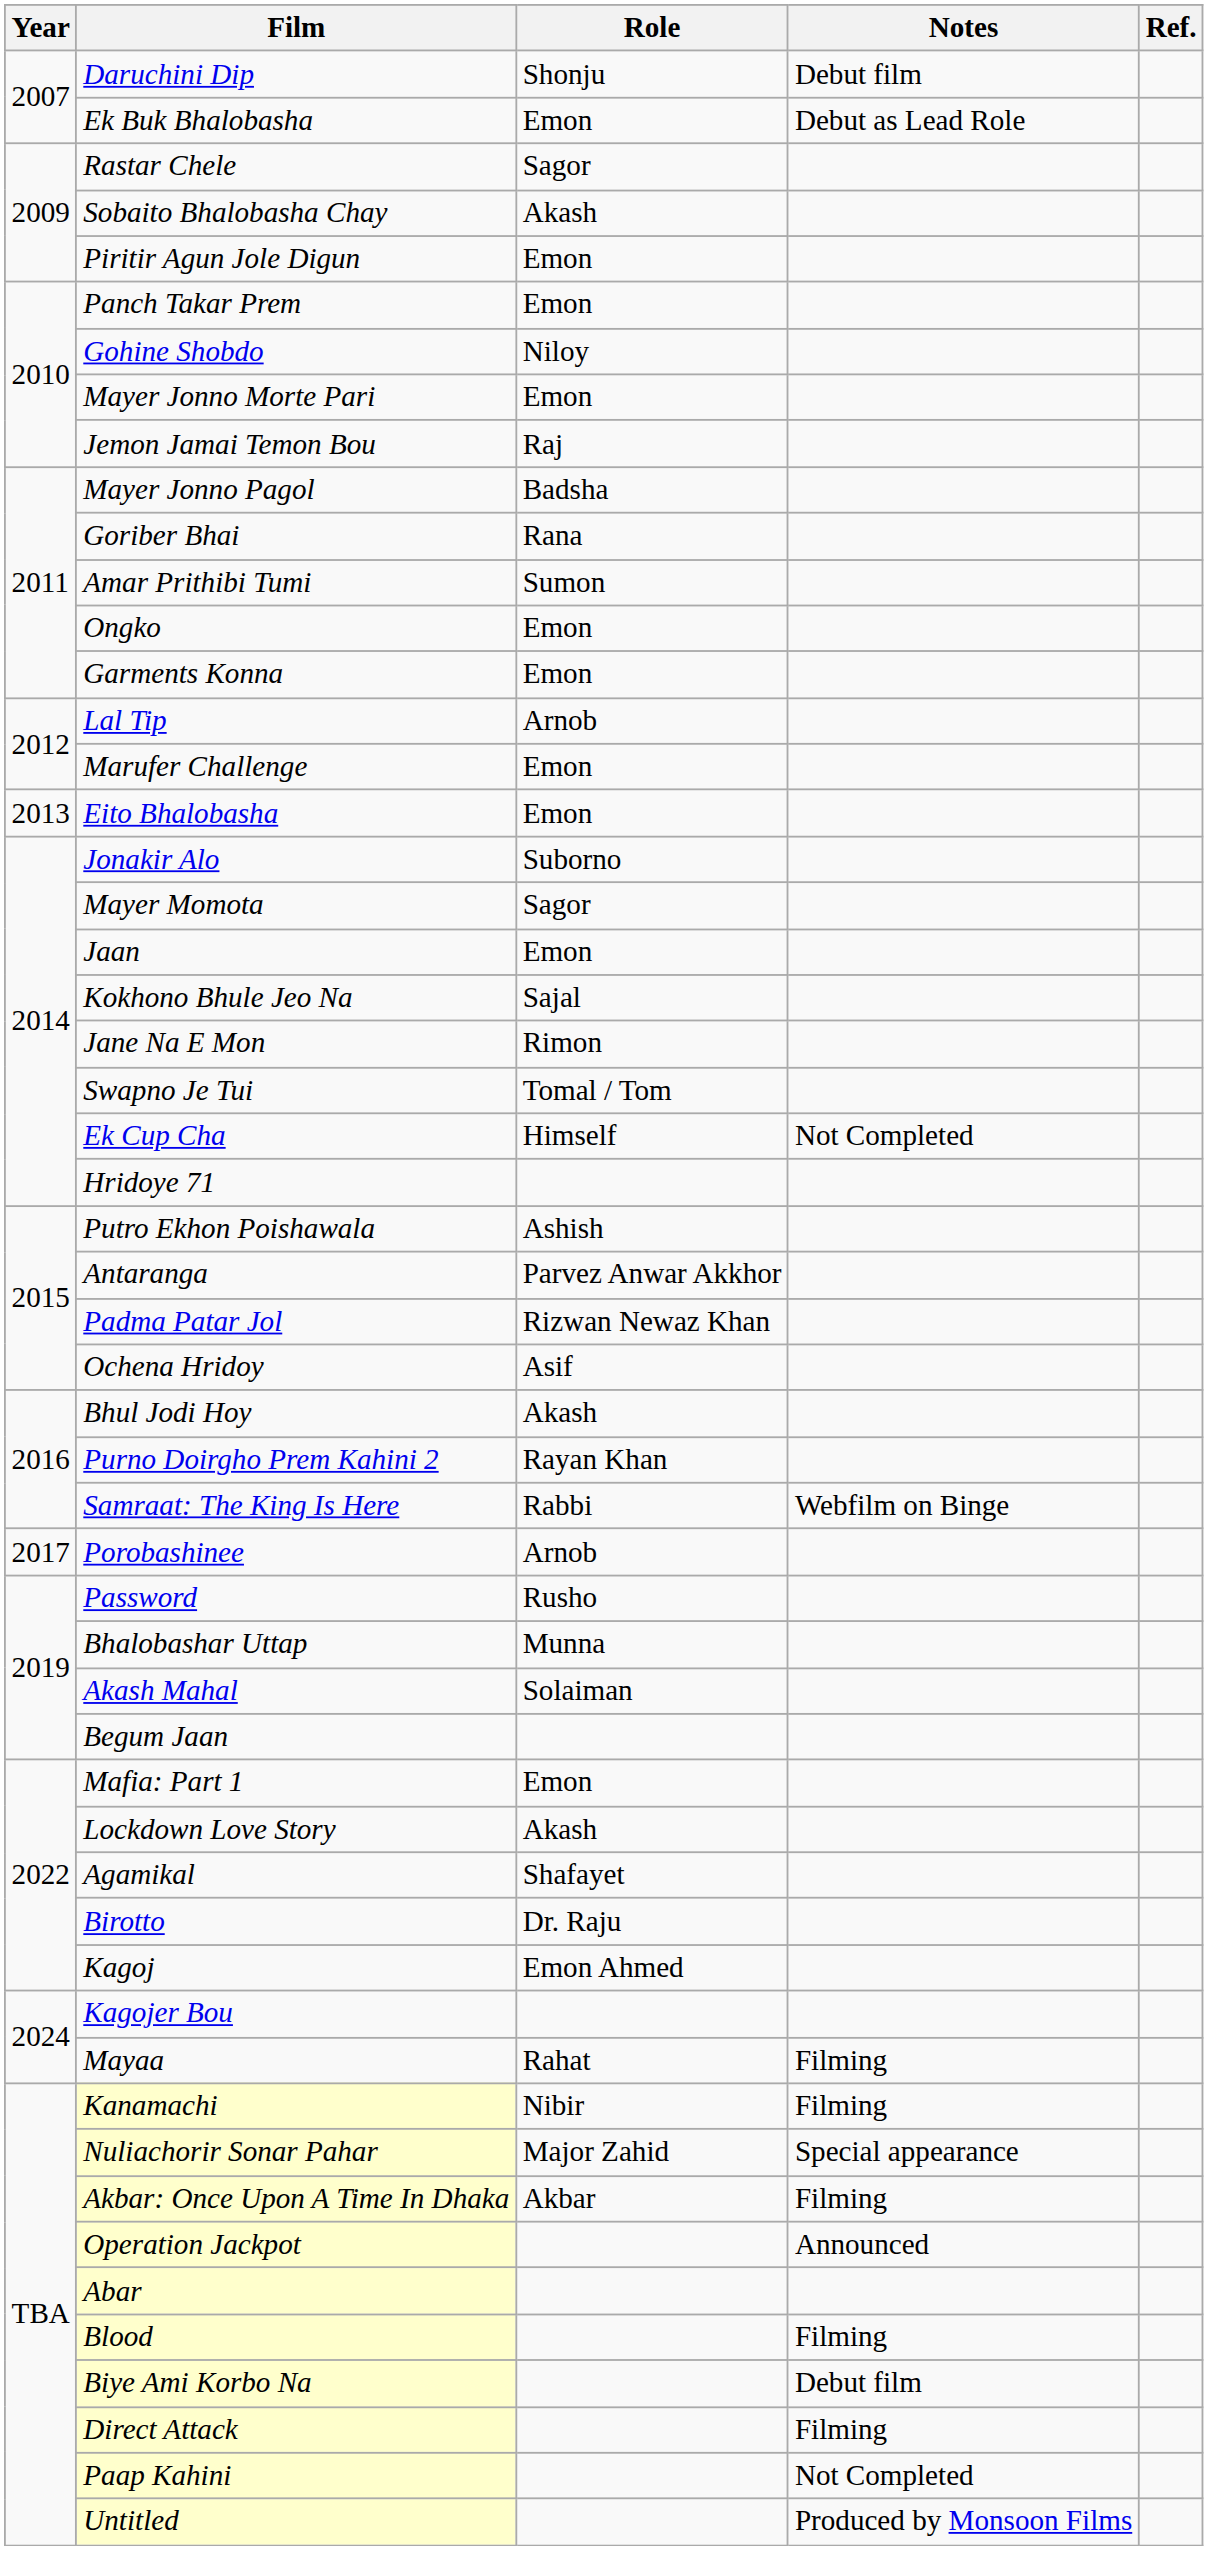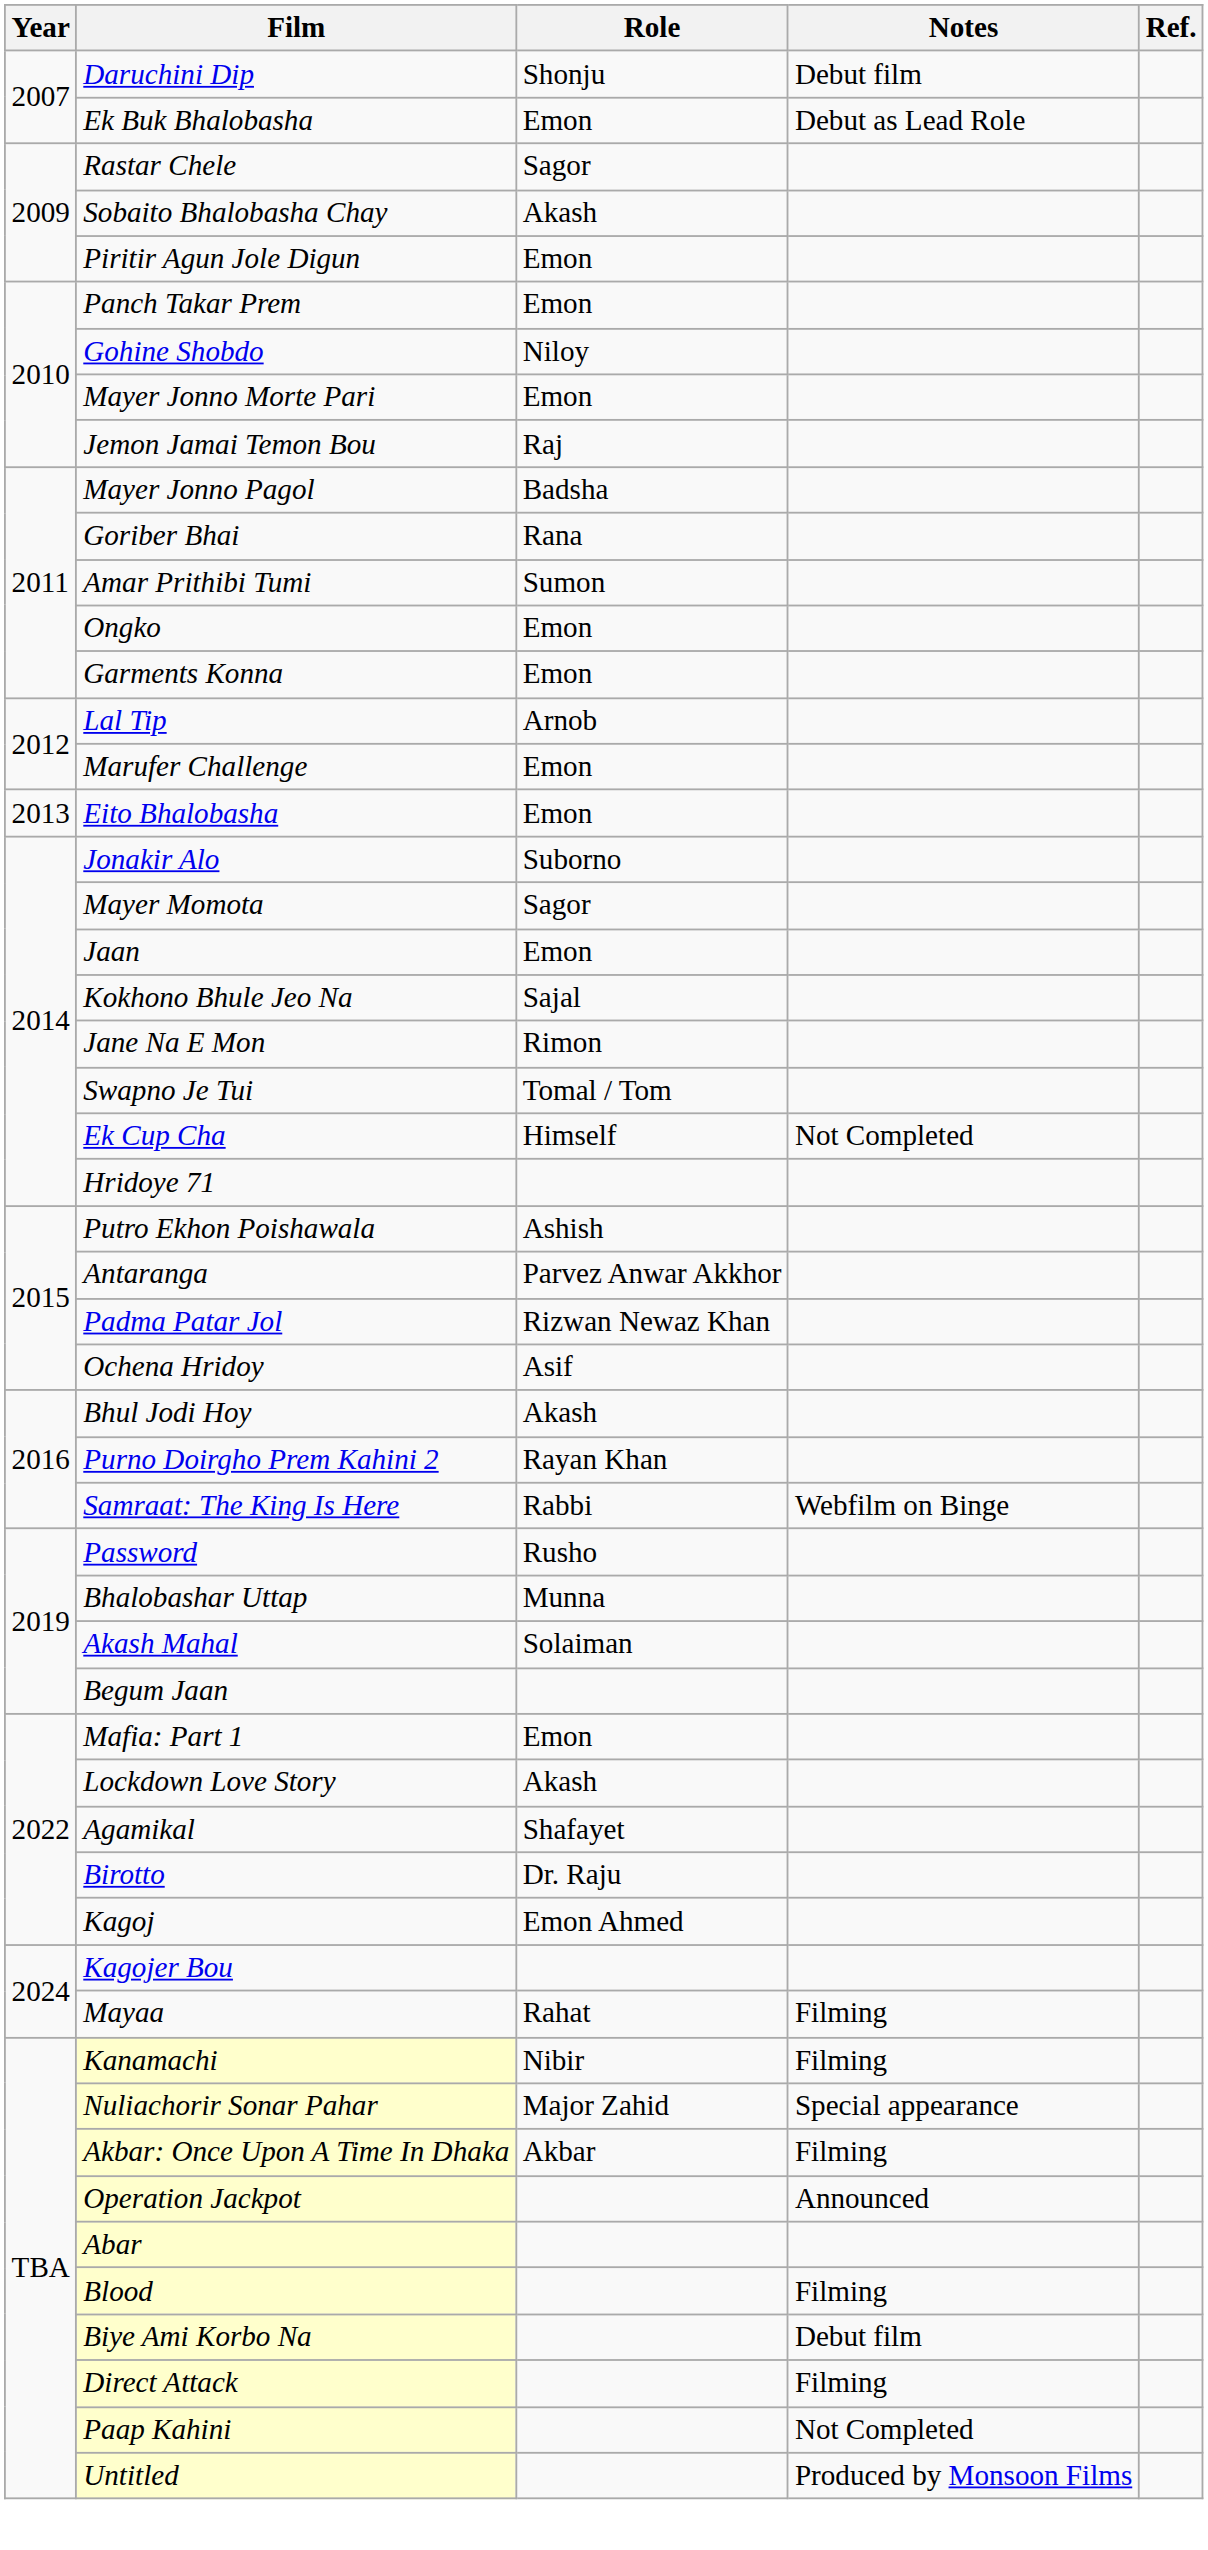- row: (164, 1551)
